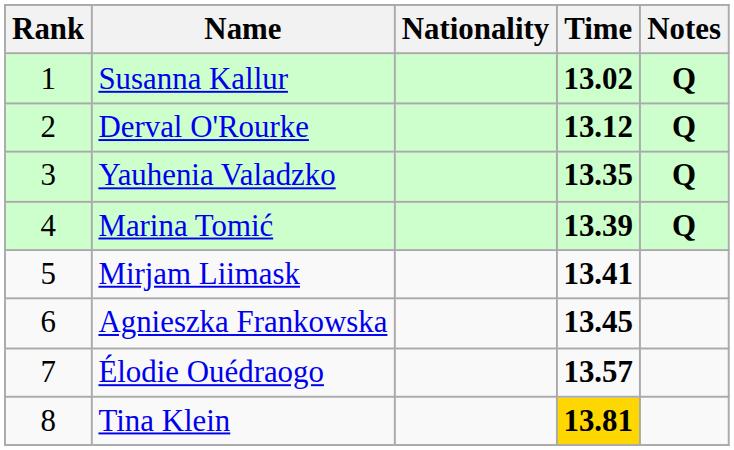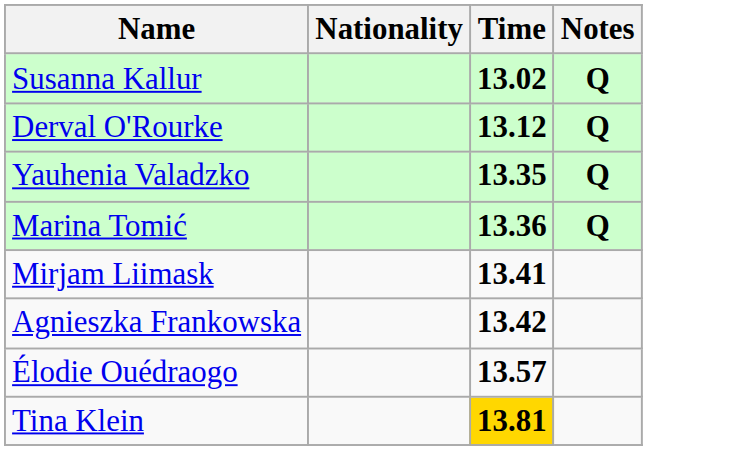- column: (48, 28)
(598, 224) 13.39 -> (512, 224) 13.36
(598, 322) 13.45 -> (512, 322) 13.42
